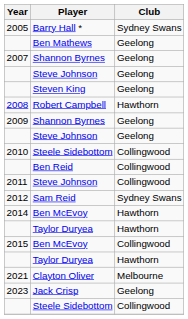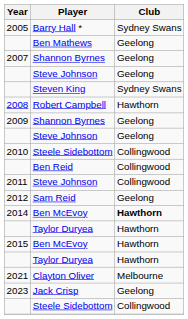(135, 89) Geelong -> (149, 89) Sydney Swans
(149, 197) Sydney Swans -> (135, 197) Geelong
(138, 213) normal -> (140, 213) bold
(144, 244) Collingwood -> (138, 244) Hawthorn
